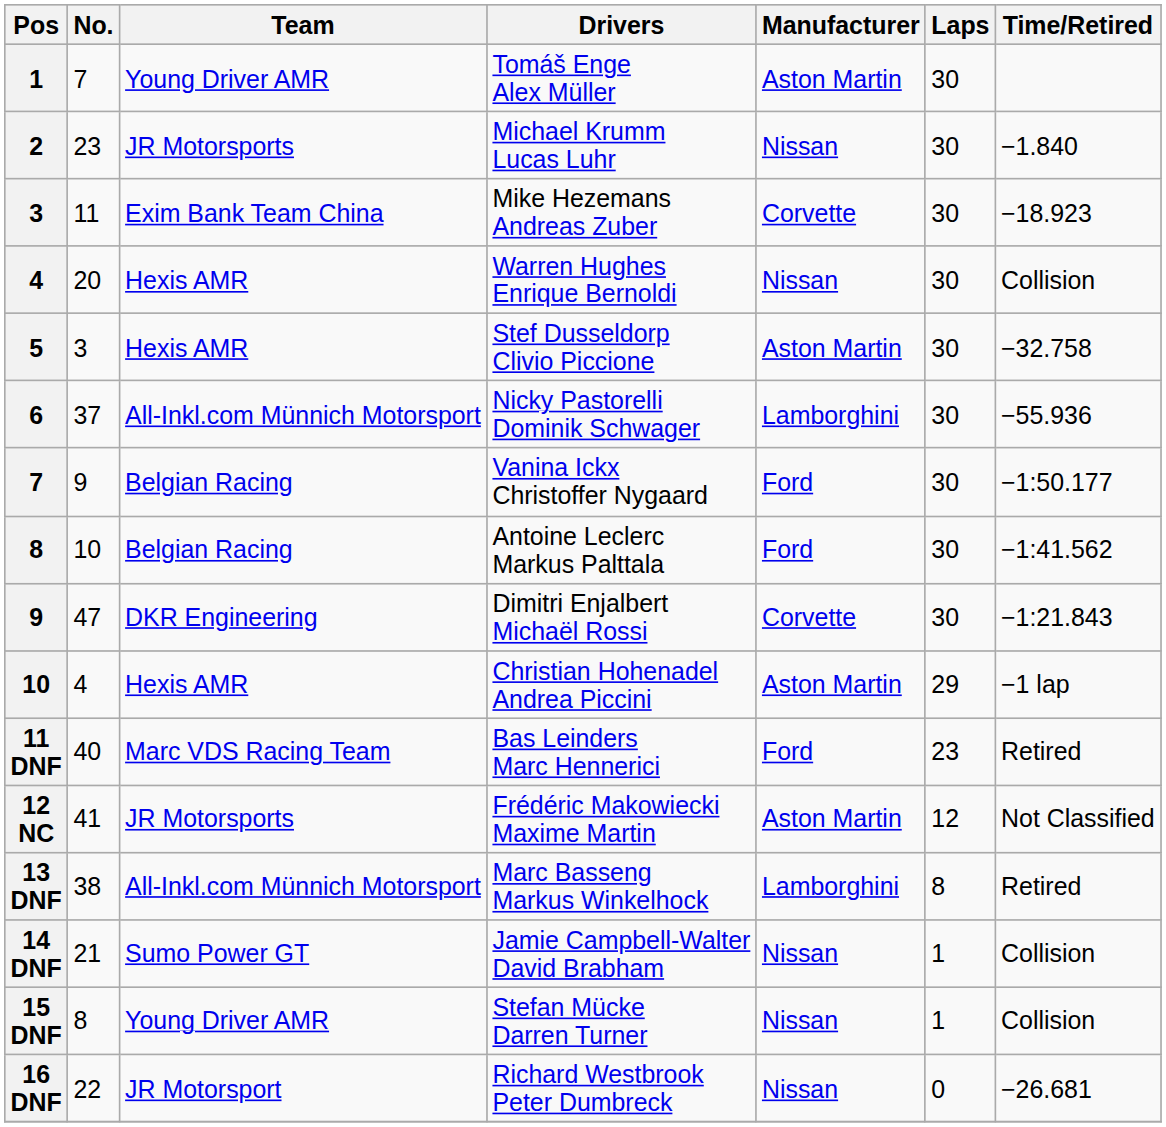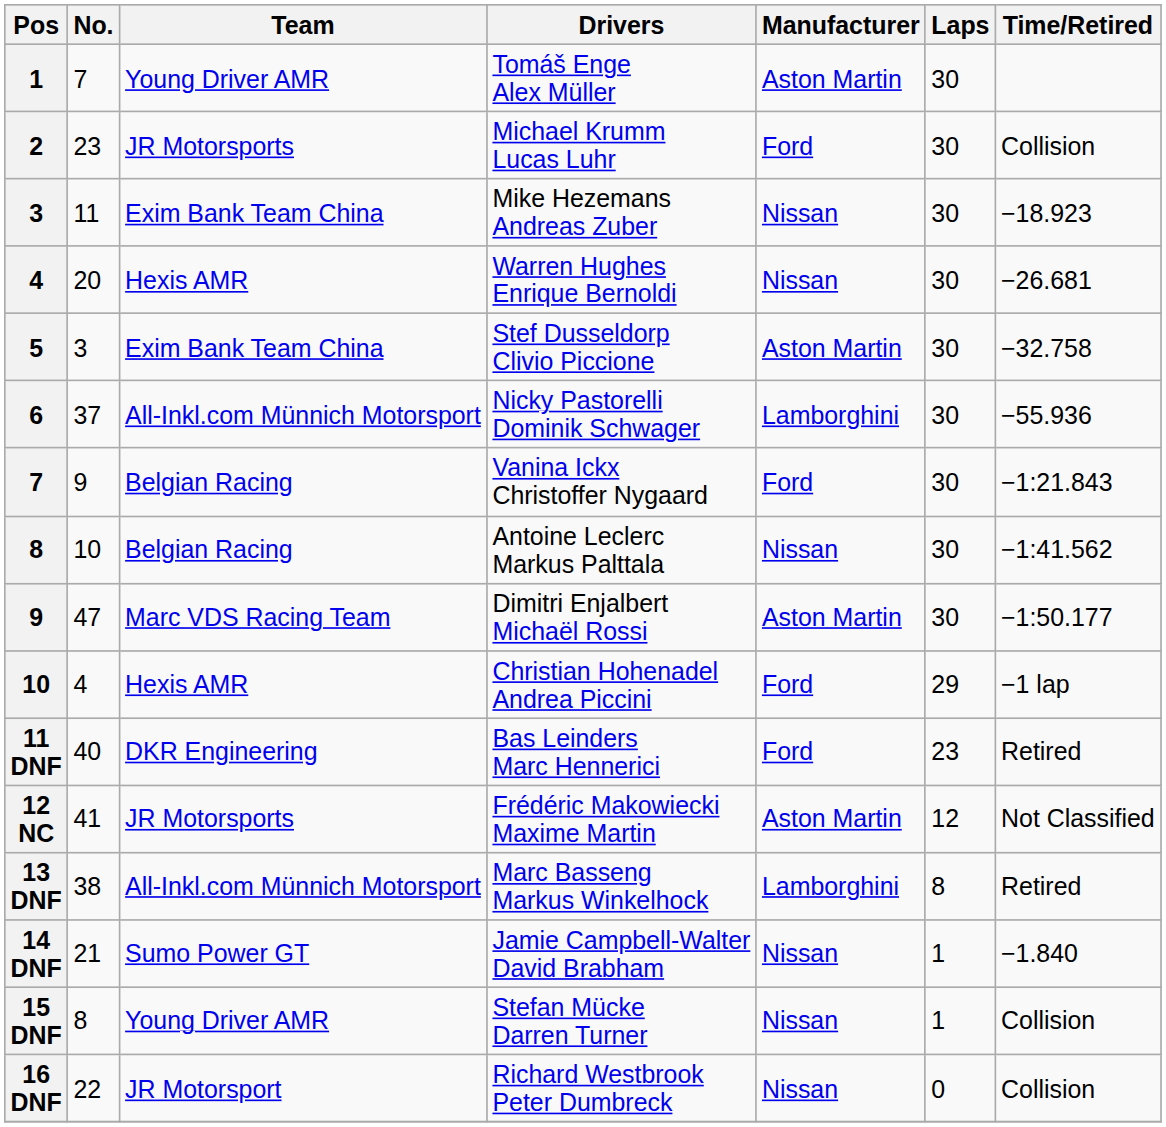(800, 145) Nissan -> (788, 145) Ford
(1039, 145) −1.840 -> (1048, 145) Collision
(809, 213) Corvette -> (800, 213) Nissan
(1048, 280) Collision -> (1046, 280) −26.681
(187, 348) Hexis AMR -> (254, 348) Exim Bank Team China
(1057, 482) −1:50.177 -> (1057, 482) −1:21.843
(788, 550) Ford -> (800, 550) Nissan
(221, 617) DKR Engineering -> (258, 617) Marc VDS Racing Team
(809, 617) Corvette -> (832, 617) Aston Martin
(1057, 617) −1:21.843 -> (1057, 617) −1:50.177
(832, 684) Aston Martin -> (788, 684) Ford
(258, 752) Marc VDS Racing Team -> (221, 752) DKR Engineering
(1048, 954) Collision -> (1039, 954) −1.840
(1046, 1088) −26.681 -> (1048, 1088) Collision
